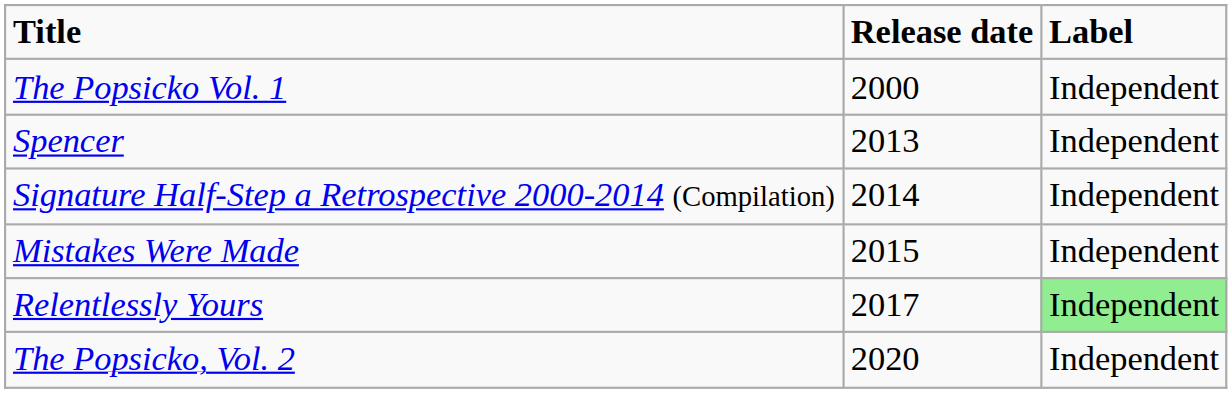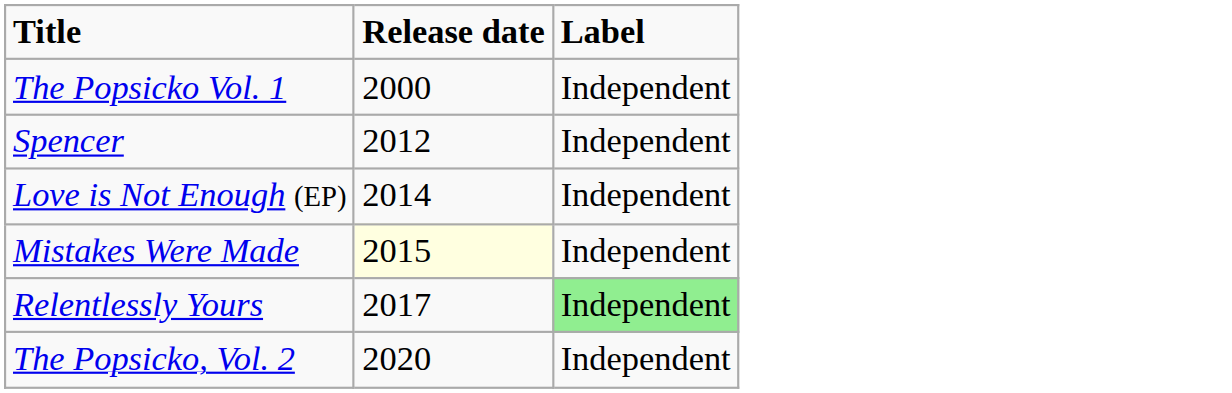(885, 140) 2013 -> (397, 140) 2012
- row: (424, 195)
+ row: (180, 195)
(885, 250) no background -> (397, 250) lightyellow background
